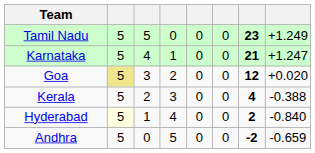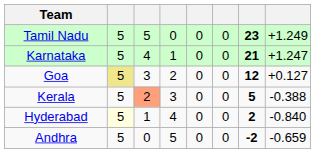(288, 76) +0.020 -> (288, 76) +0.127
(147, 96) no background -> (147, 96) lightsalmon background
(252, 96) 4 -> (252, 96) 5
